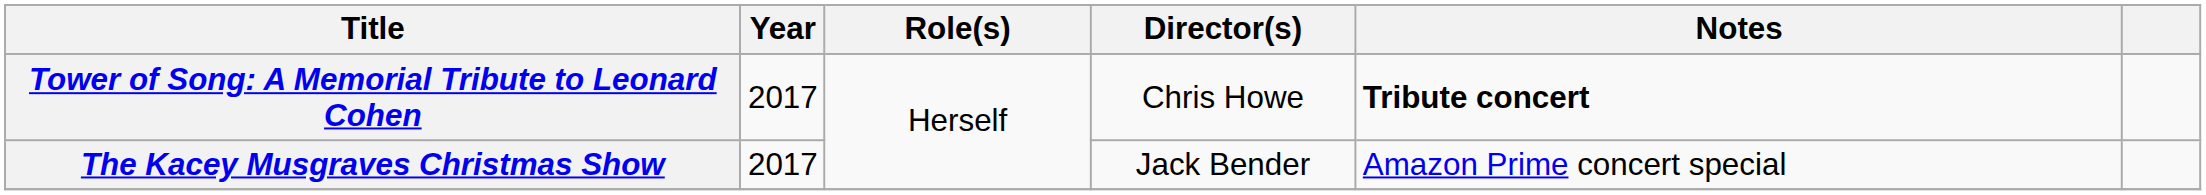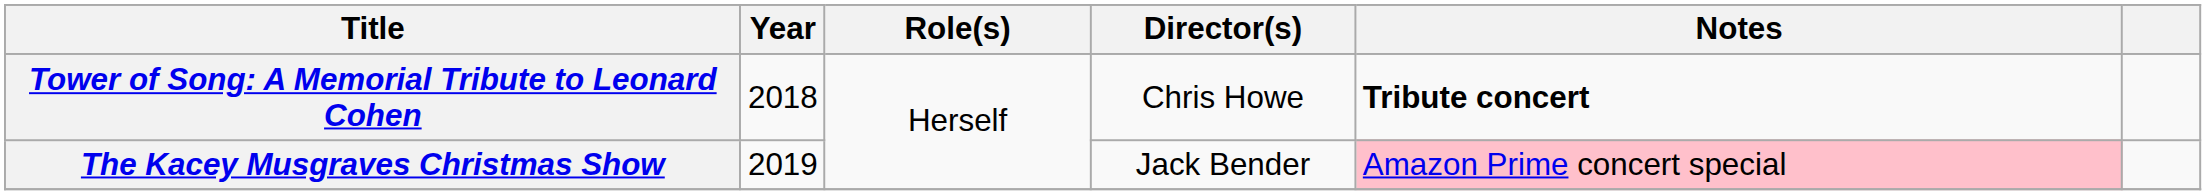(783, 96) 2017 -> (783, 96) 2018
(783, 164) 2017 -> (783, 164) 2019
(1575, 164) no background -> (1575, 164) pink background
